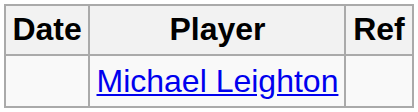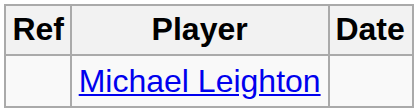columns swapped: (47, 29) <-> (379, 29)
